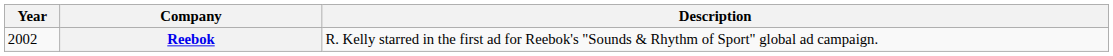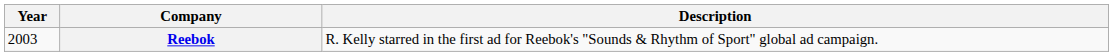(23, 39) 2002 -> (23, 39) 2003
